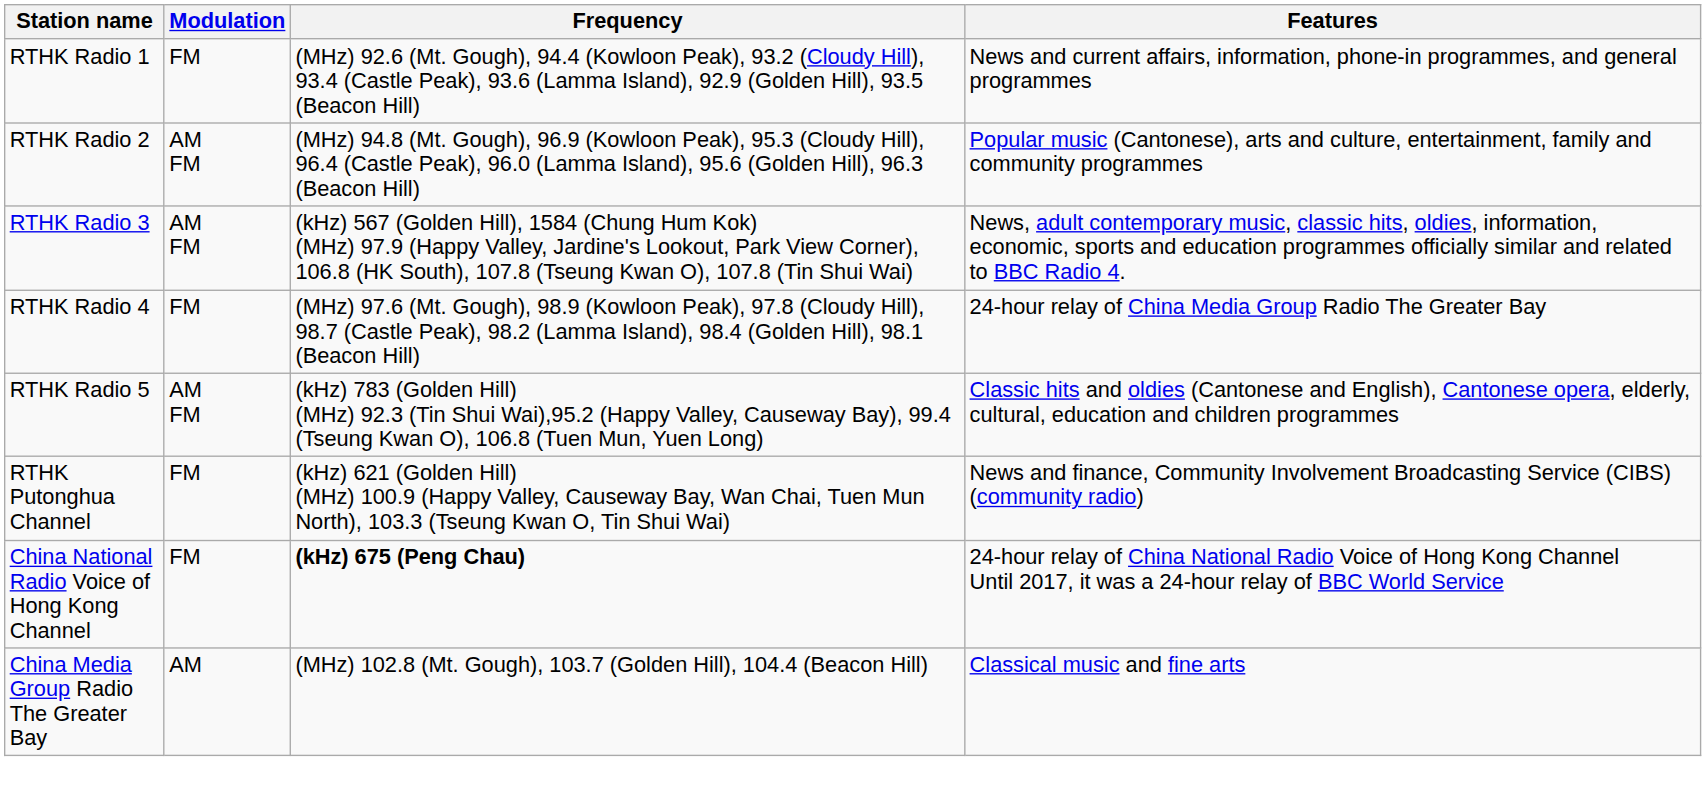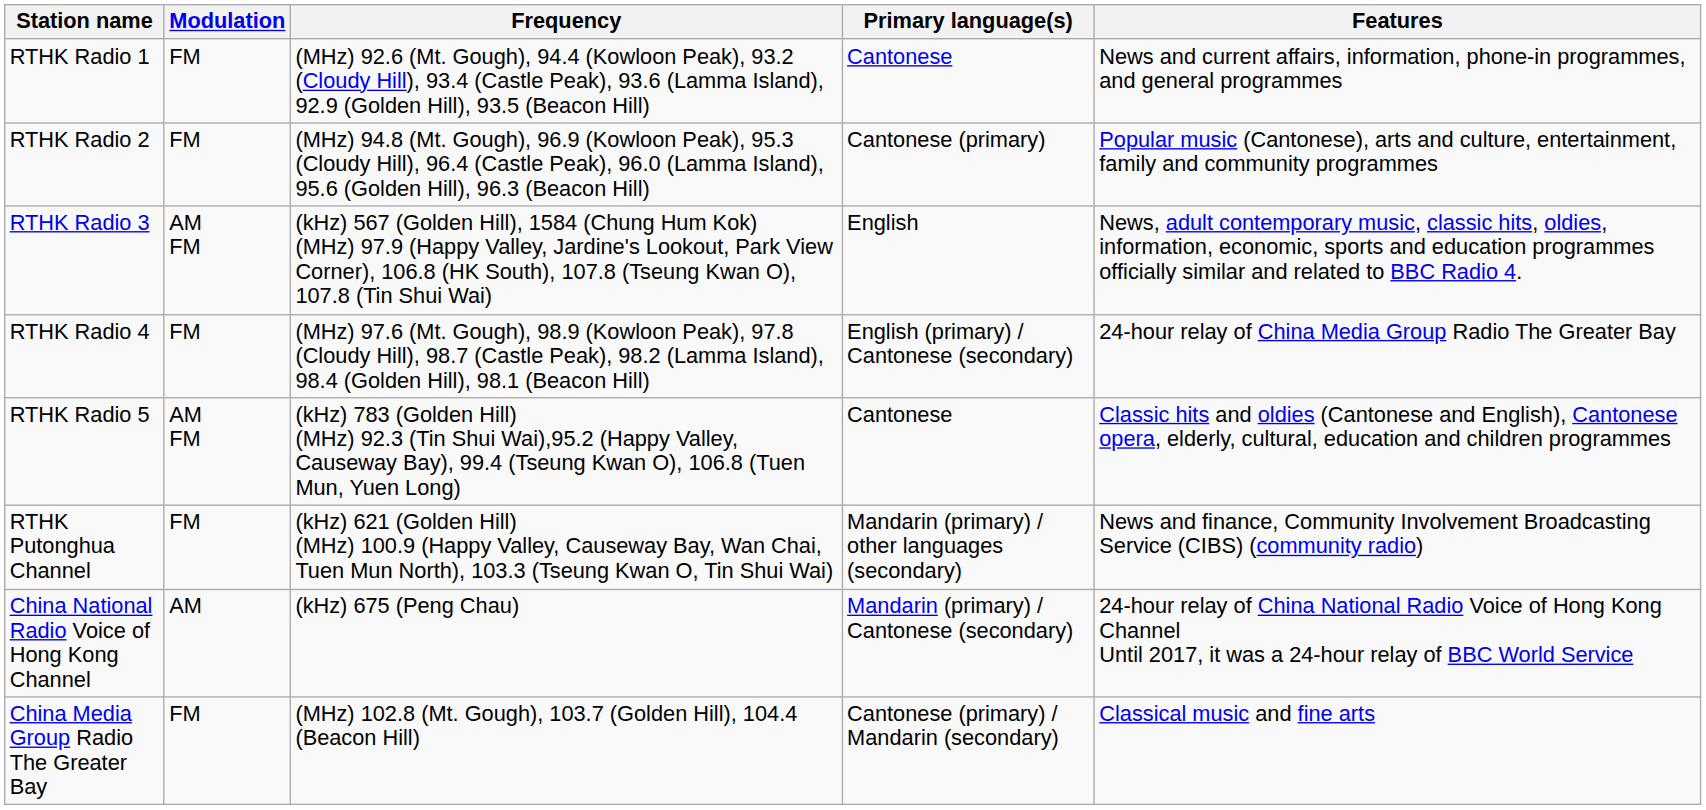+ column: (968, 21)
(186, 151) AM FM -> (185, 139) FM
(185, 557) FM -> (186, 606) AM
(410, 557) bold -> (407, 606) normal
(186, 665) AM -> (185, 713) FM
